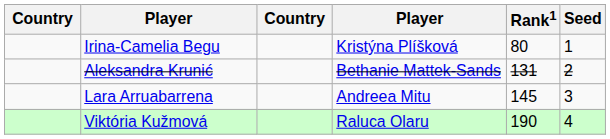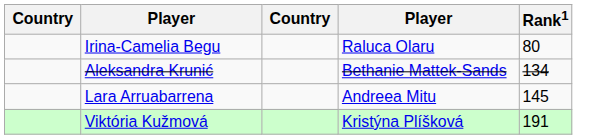- column: (583, 19)
(397, 46) Kristýna Plíšková -> (388, 46) Raluca Olaru
(524, 71) 131 -> (536, 71) 134
(383, 121) Raluca Olaru -> (403, 121) Kristýna Plíšková
(524, 121) 190 -> (536, 121) 191
